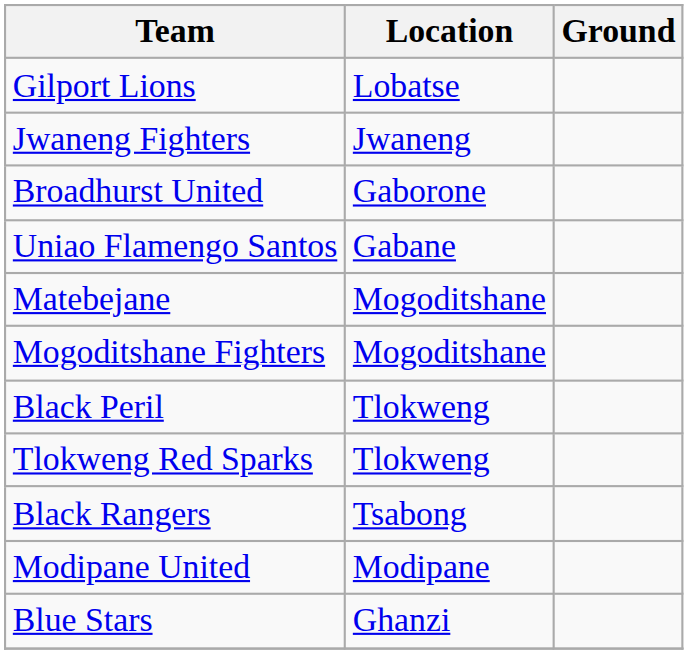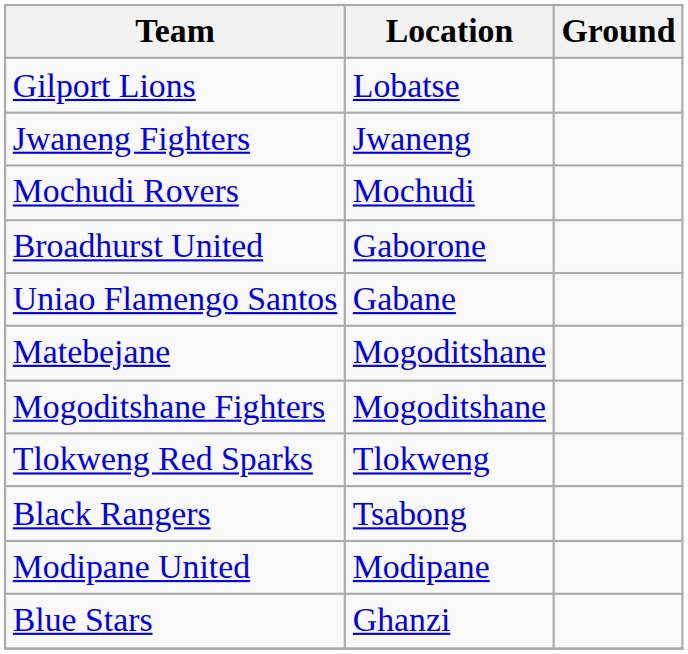+ row: (126, 191)
- row: (88, 406)
